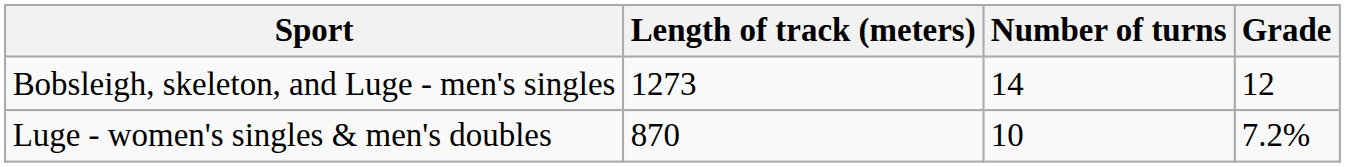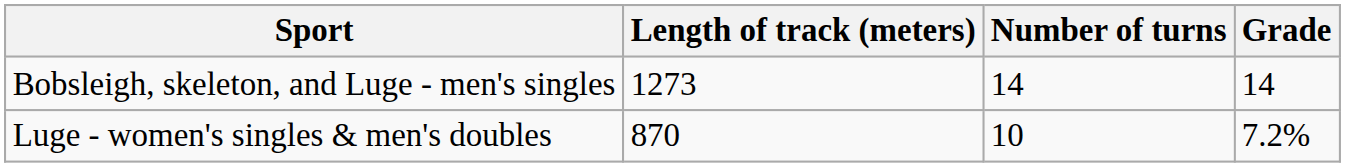(1258, 82) 12 -> (1258, 82) 14
